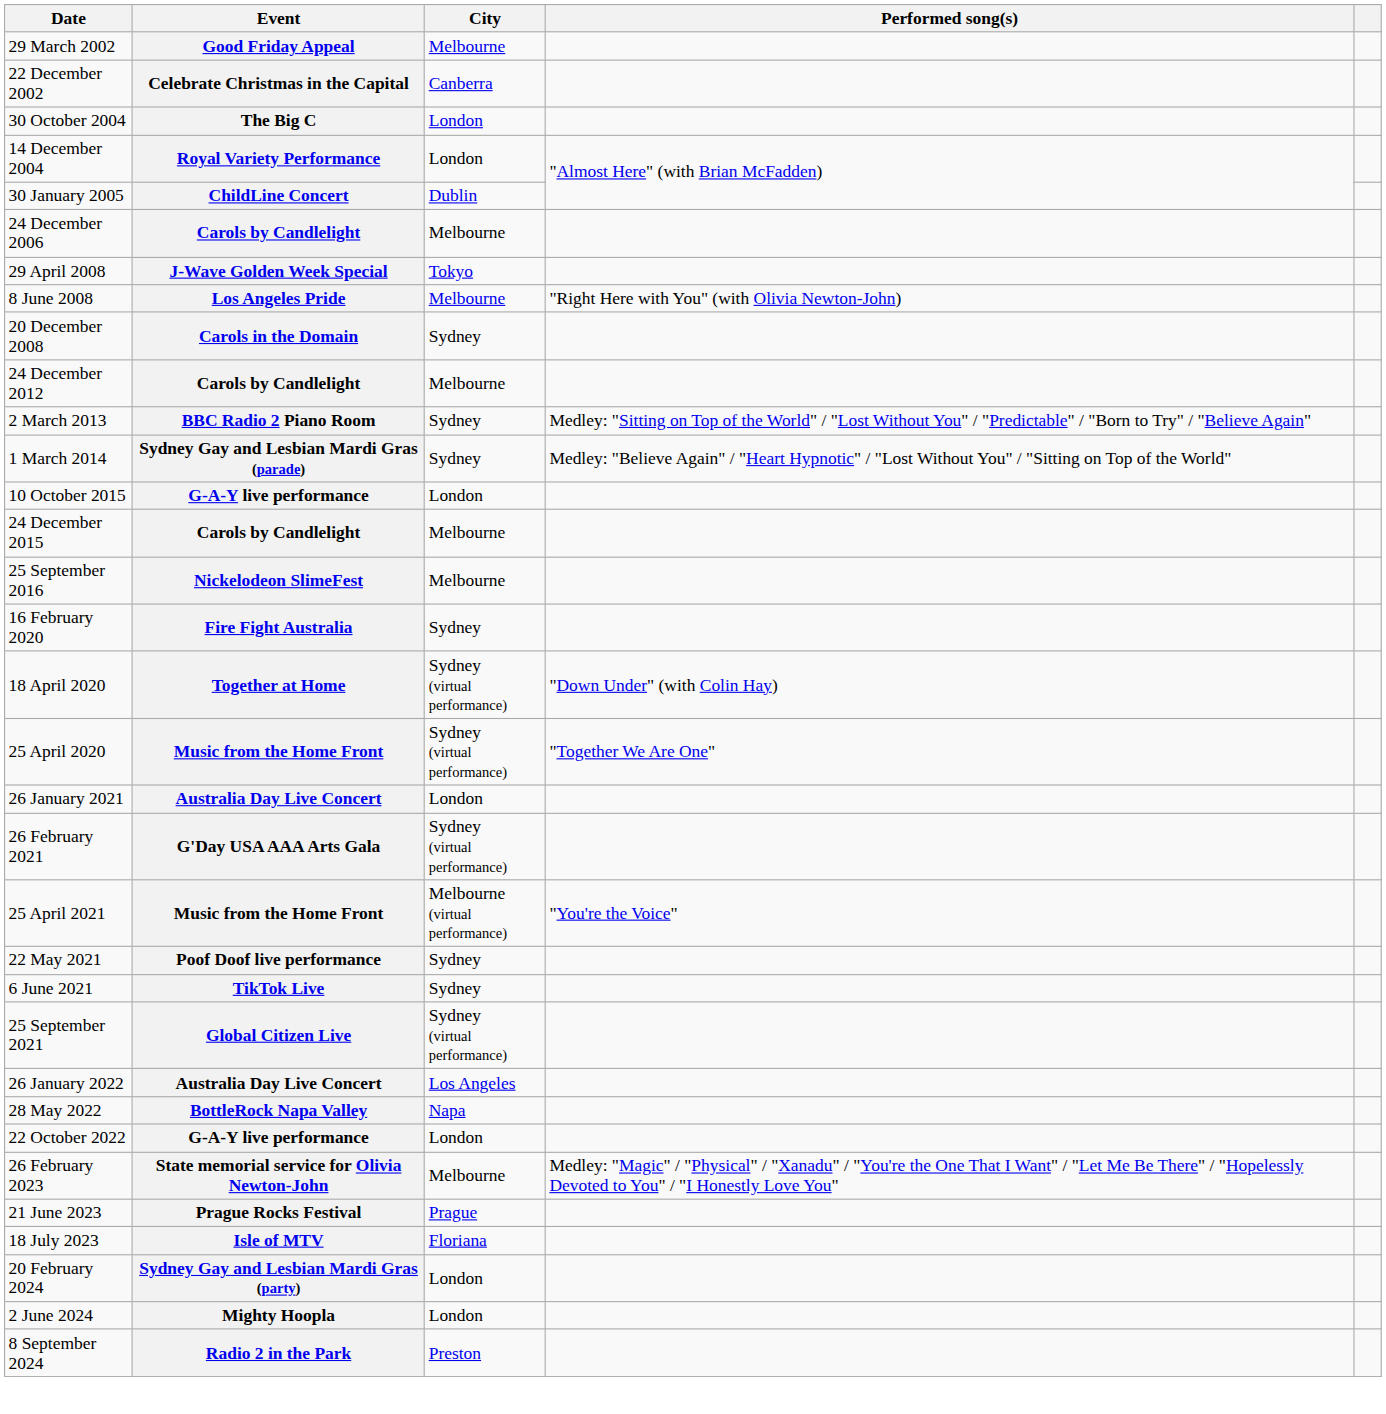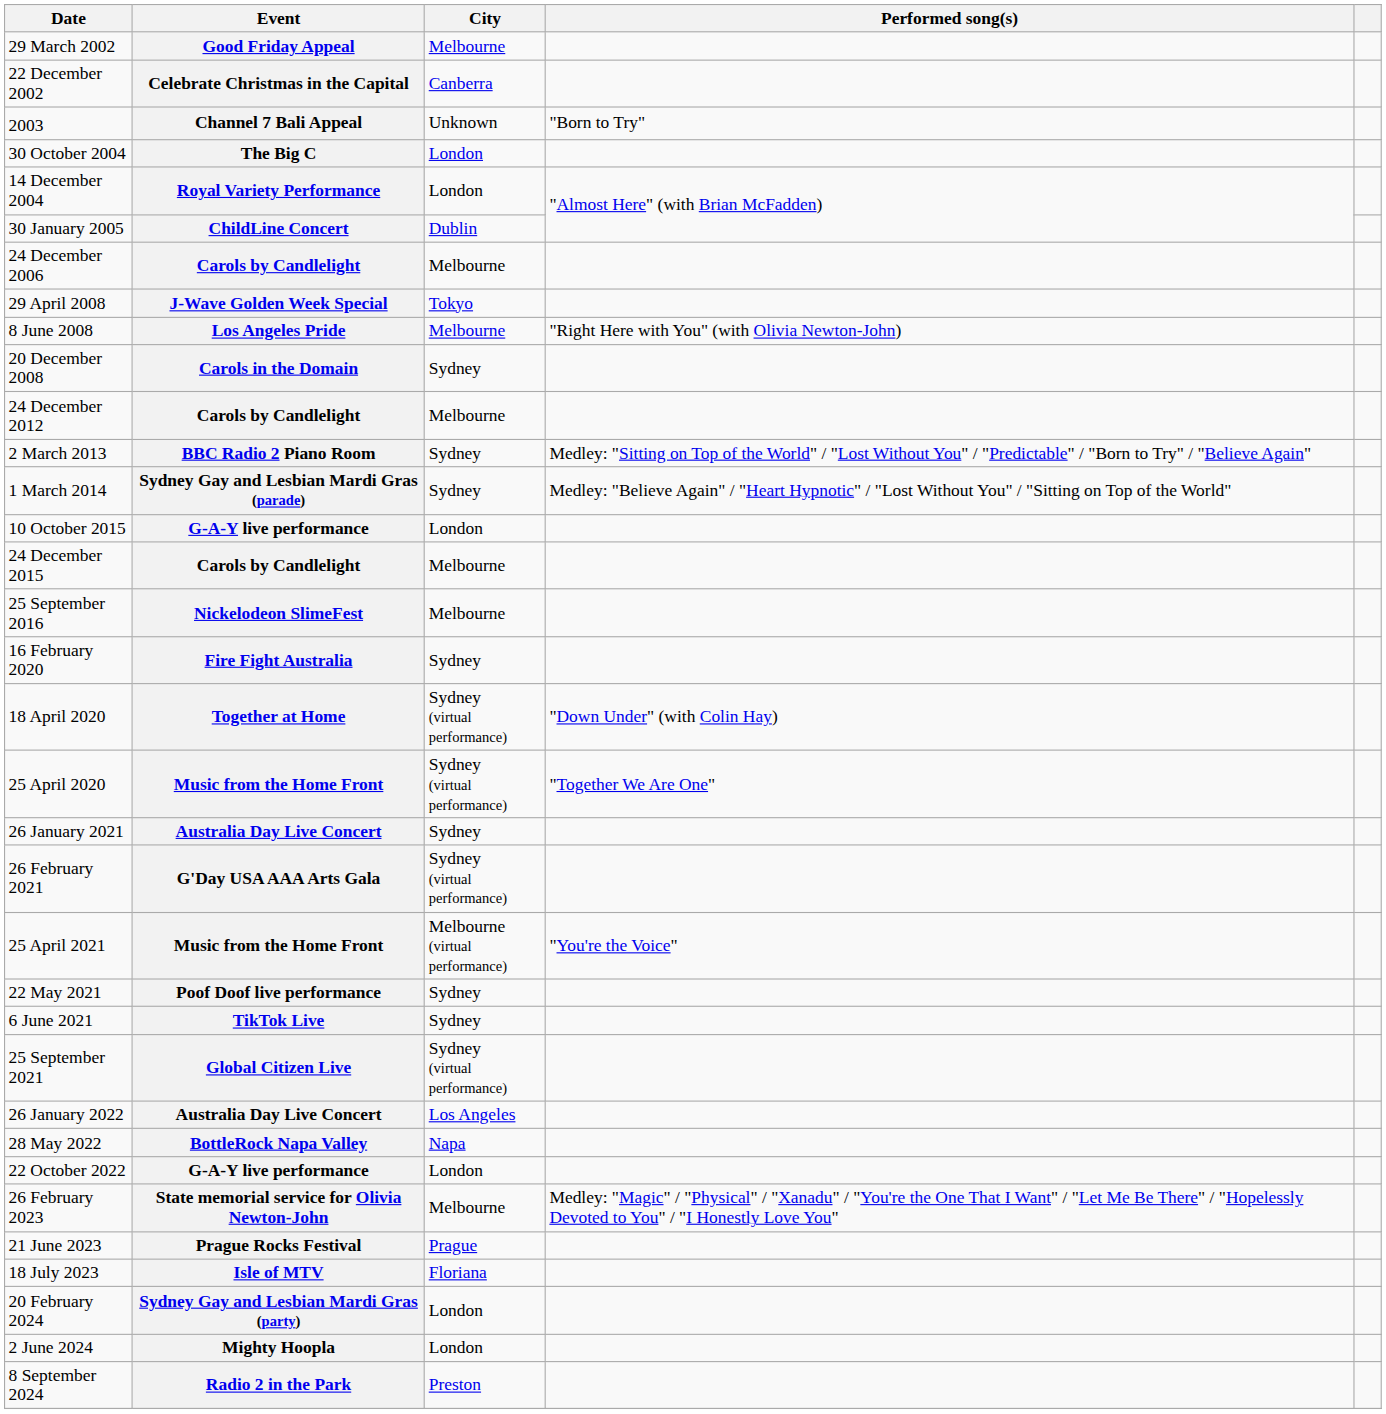+ row: (26, 125)
(456, 798) London -> (455, 831) Sydney
